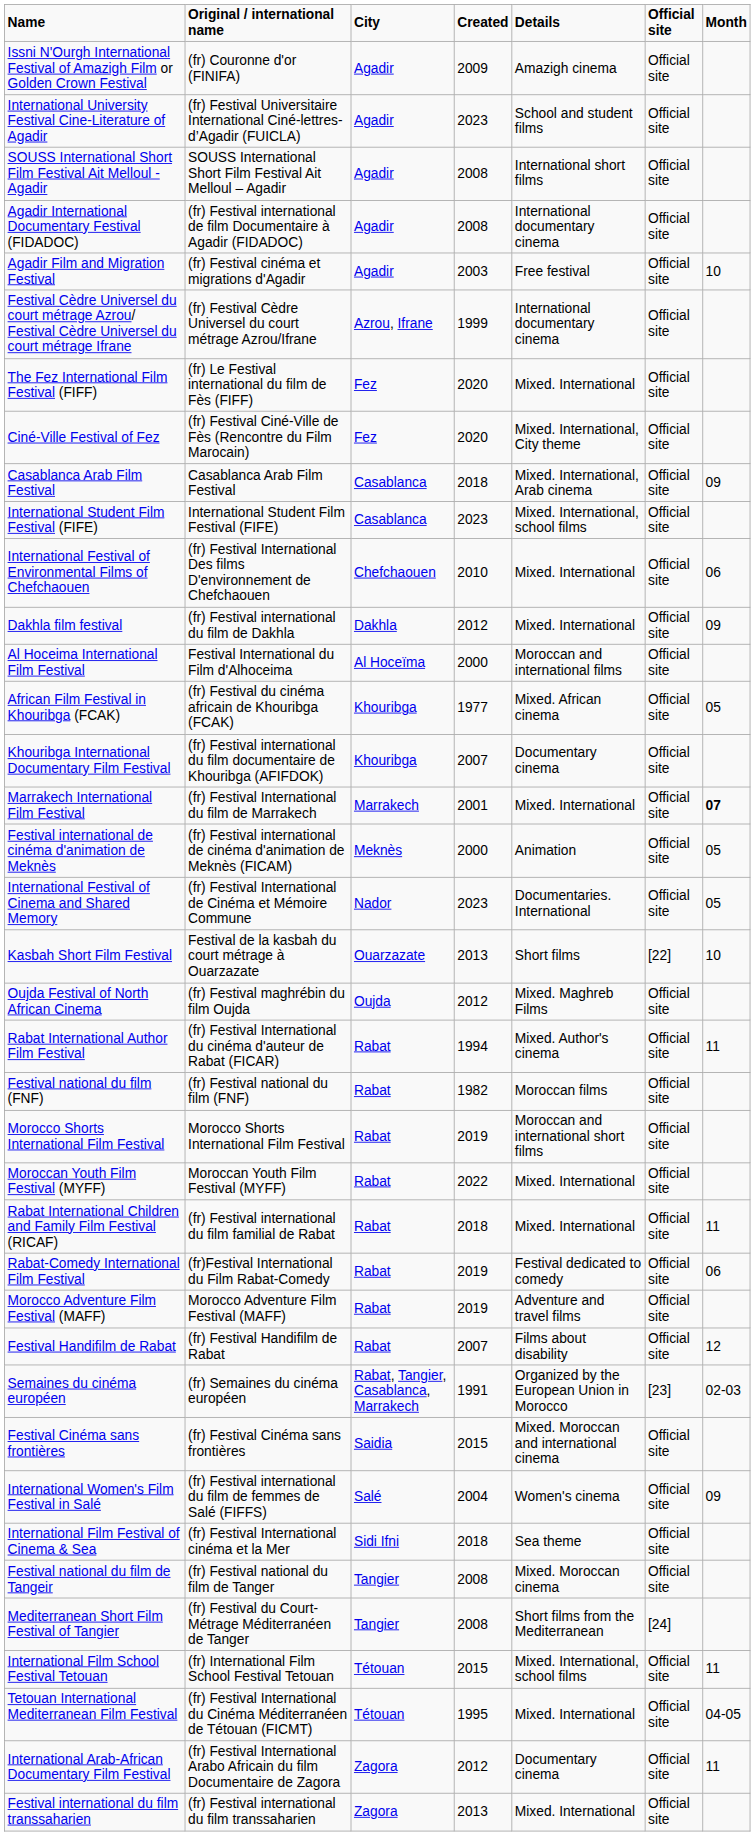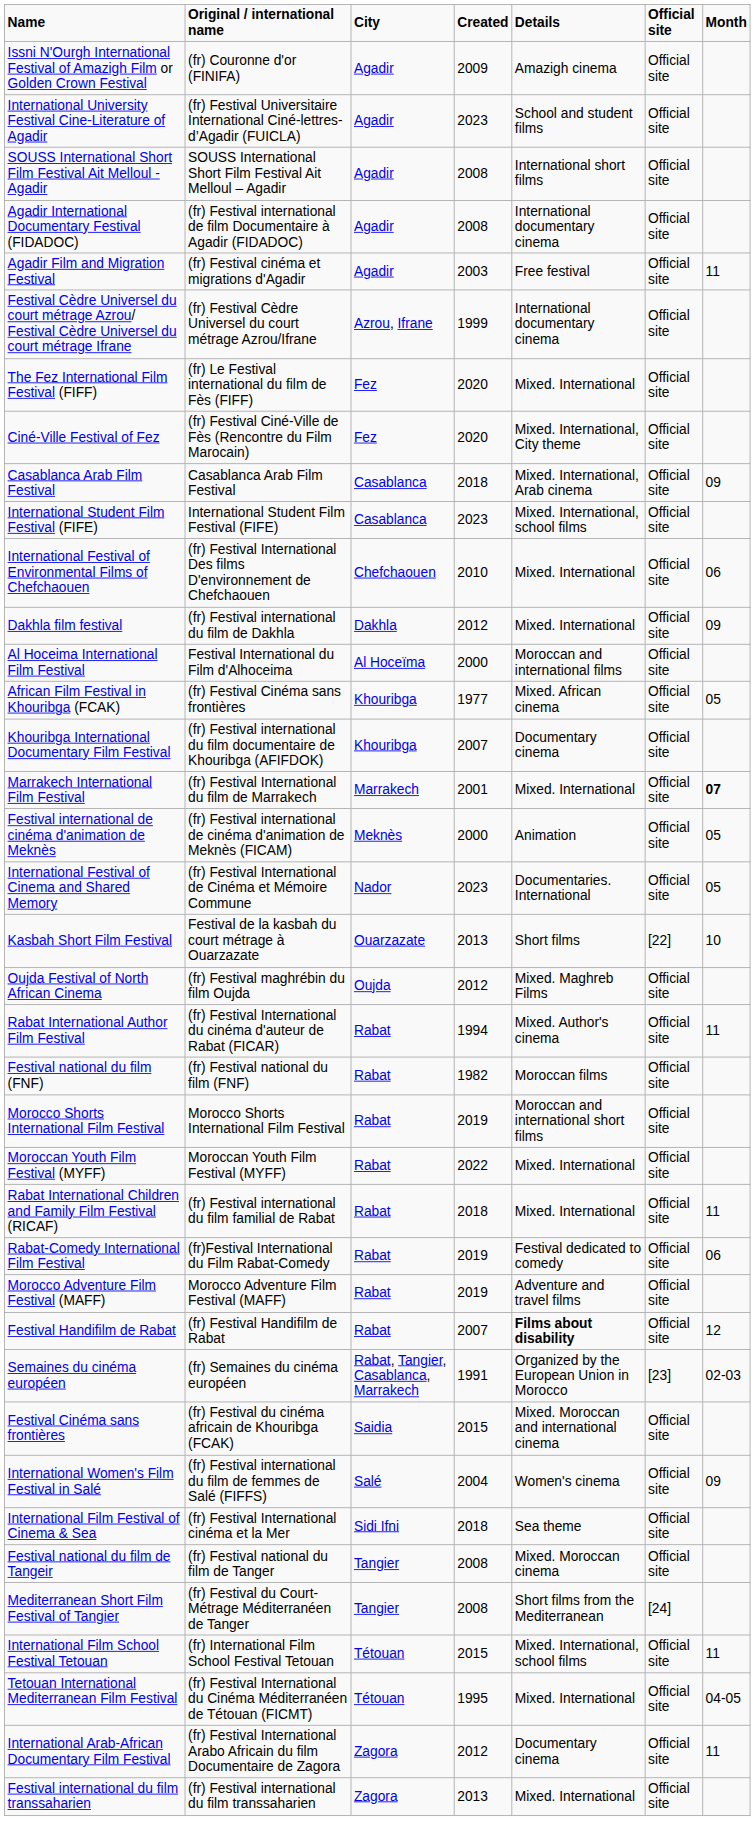(713, 271) 10 -> (713, 271) 11
(256, 707) (fr) Festival du cinéma africain de Khouribga (FCAK) -> (265, 700) (fr) Festival Cinéma sans frontières
(550, 1346) normal -> (553, 1330) bold
(265, 1444) (fr) Festival Cinéma sans frontières -> (256, 1428) (fr) Festival du cinéma africain de Khouribga (FCAK)
